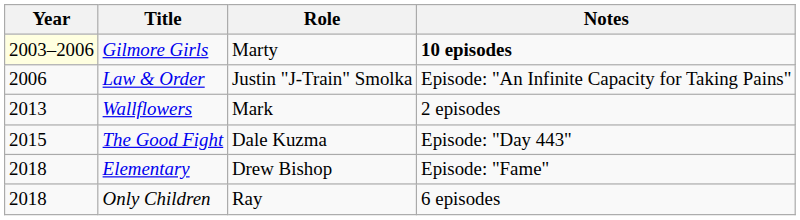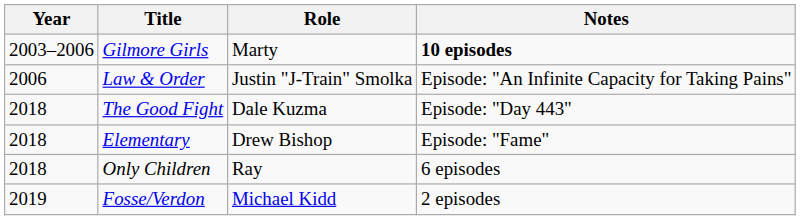(51, 49) lightyellow background -> (51, 49) no background
- row: (147, 109)
(28, 139) 2015 -> (28, 109) 2018
+ row: (154, 199)
